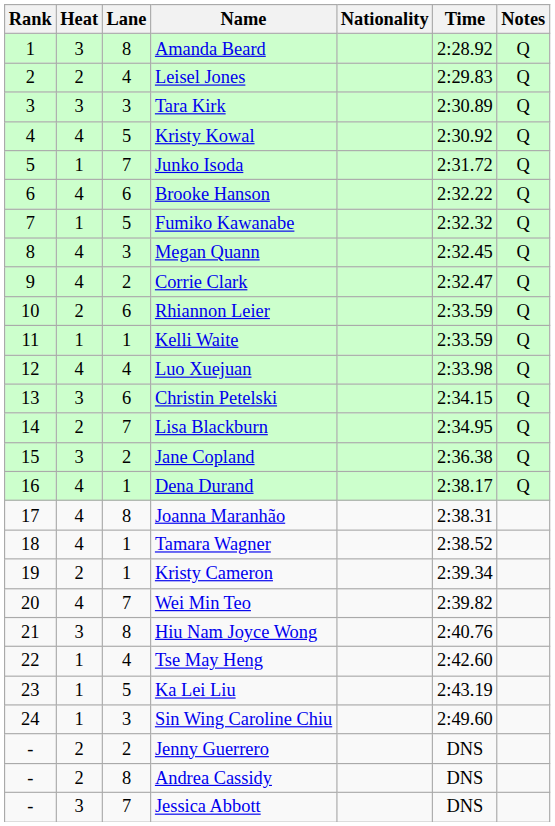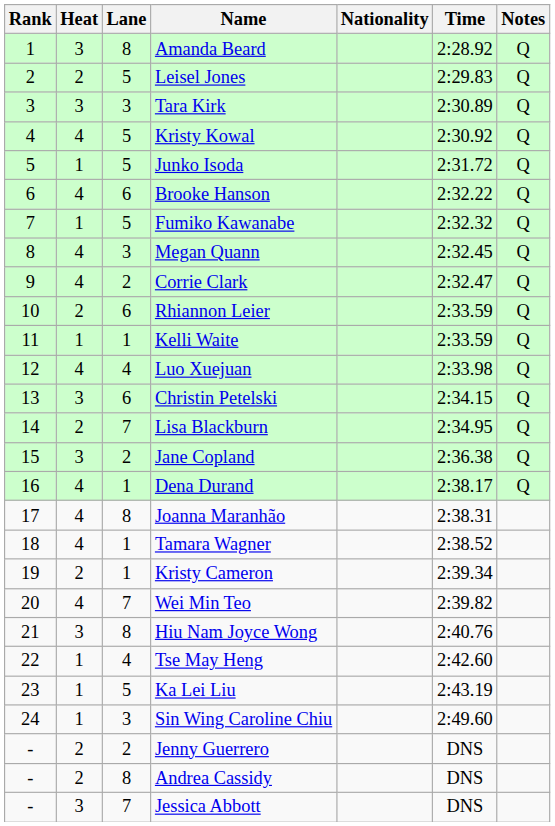(126, 77) 4 -> (126, 77) 5
(126, 164) 7 -> (126, 164) 5
